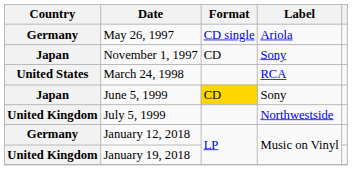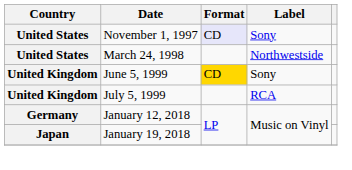- row: (139, 34)
(52, 54) Japan -> (52, 34) United States
(212, 54) no background -> (212, 34) lavender background
(273, 74) RCA -> (287, 54) Northwestside
(52, 94) Japan -> (52, 74) United Kingdom
(297, 114) Northwestside -> (263, 94) RCA
(52, 154) United Kingdom -> (52, 134) Japan
